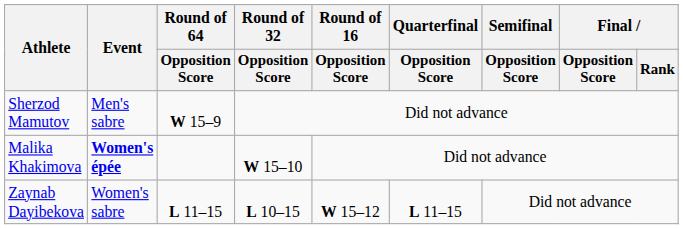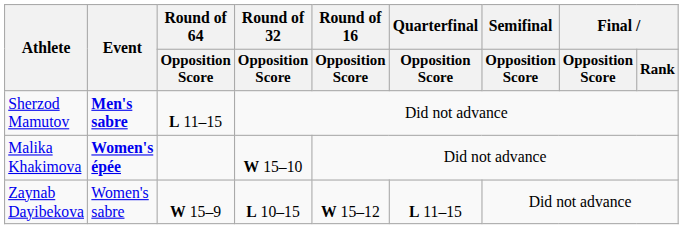(110, 113) normal -> (112, 113) bold
(196, 122) W 15–9 -> (196, 122) L 11–15
(196, 211) L 11–15 -> (196, 211) W 15–9
